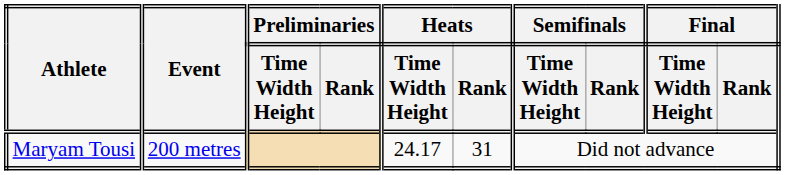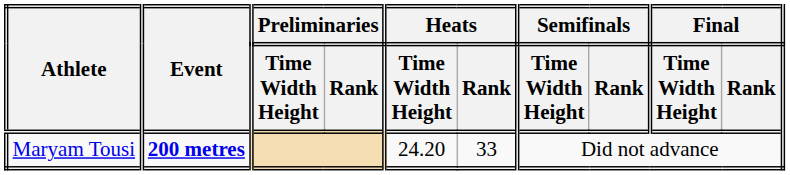(194, 149) normal -> (196, 149) bold
(417, 149) 24.17 -> (422, 149) 24.20
(482, 149) 31 -> (486, 149) 33
